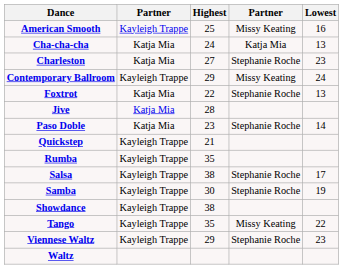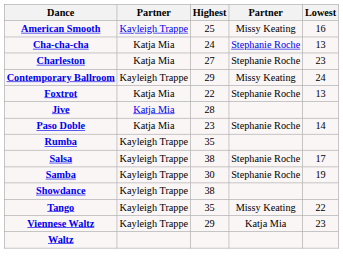(266, 45) Katja Mia -> (266, 45) Stephanie Roche
- row: (61, 142)
(266, 239) Stephanie Roche -> (266, 223) Katja Mia
